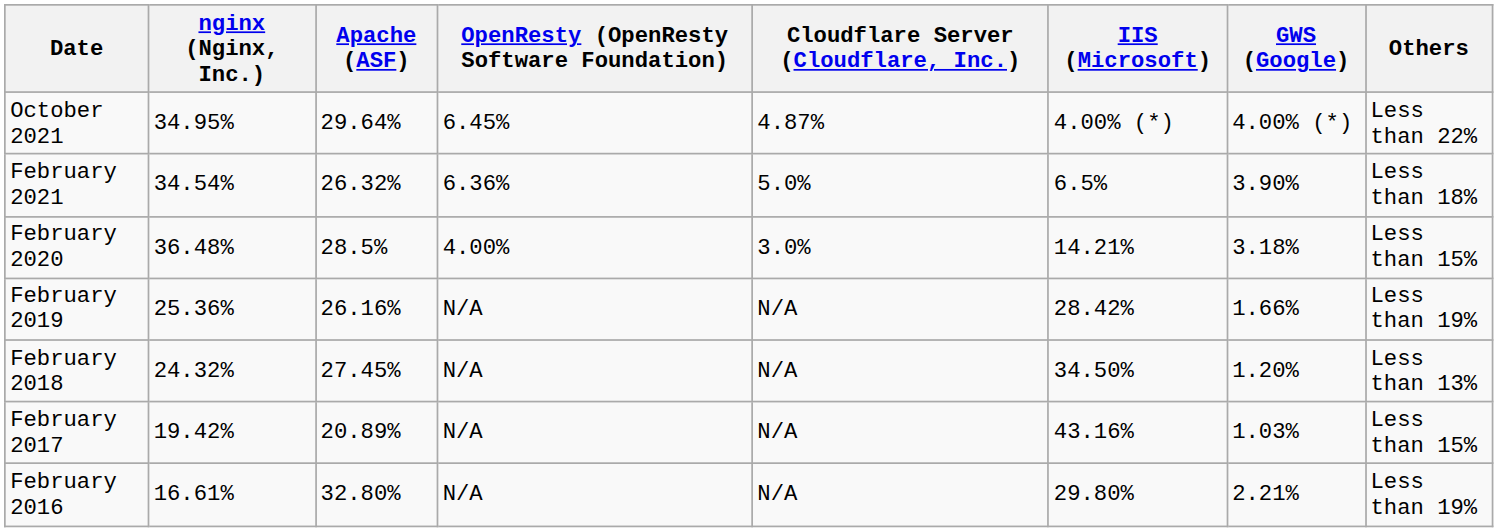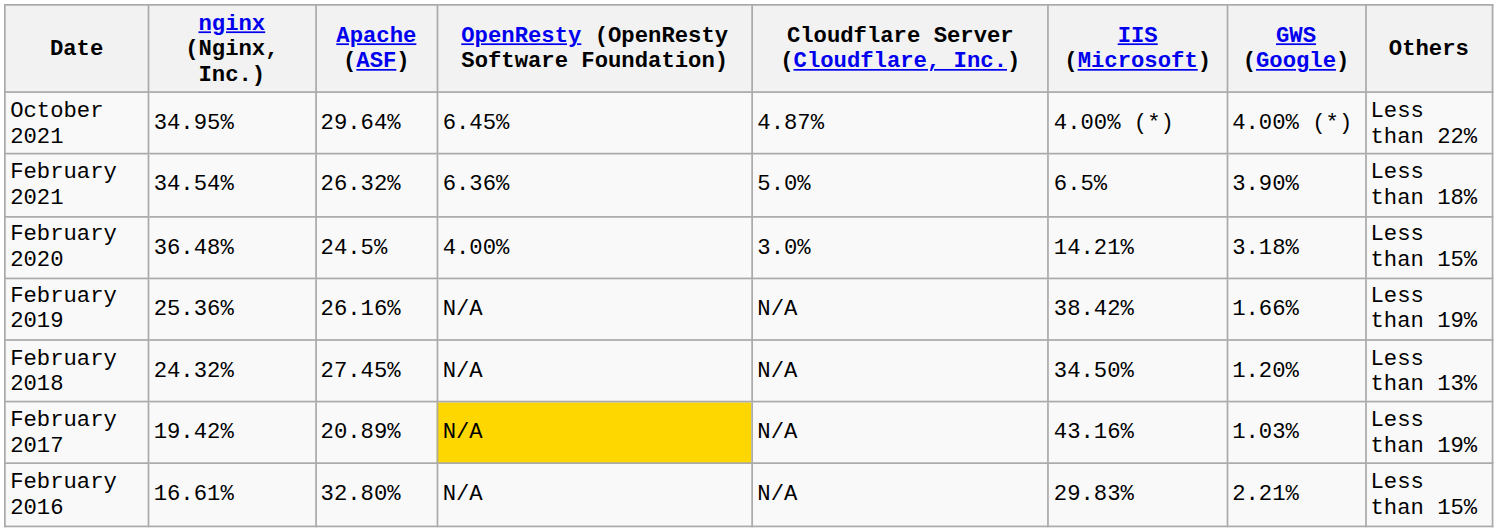(354, 247) 28.5% -> (354, 247) 24.5%
(1094, 309) 28.42% -> (1094, 309) 38.42%
(463, 433) no background -> (463, 433) gold background
(1424, 433) Less than 15% -> (1424, 433) Less than 19%
(1094, 495) 29.80% -> (1094, 495) 29.83%
(1424, 495) Less than 19% -> (1424, 495) Less than 15%
